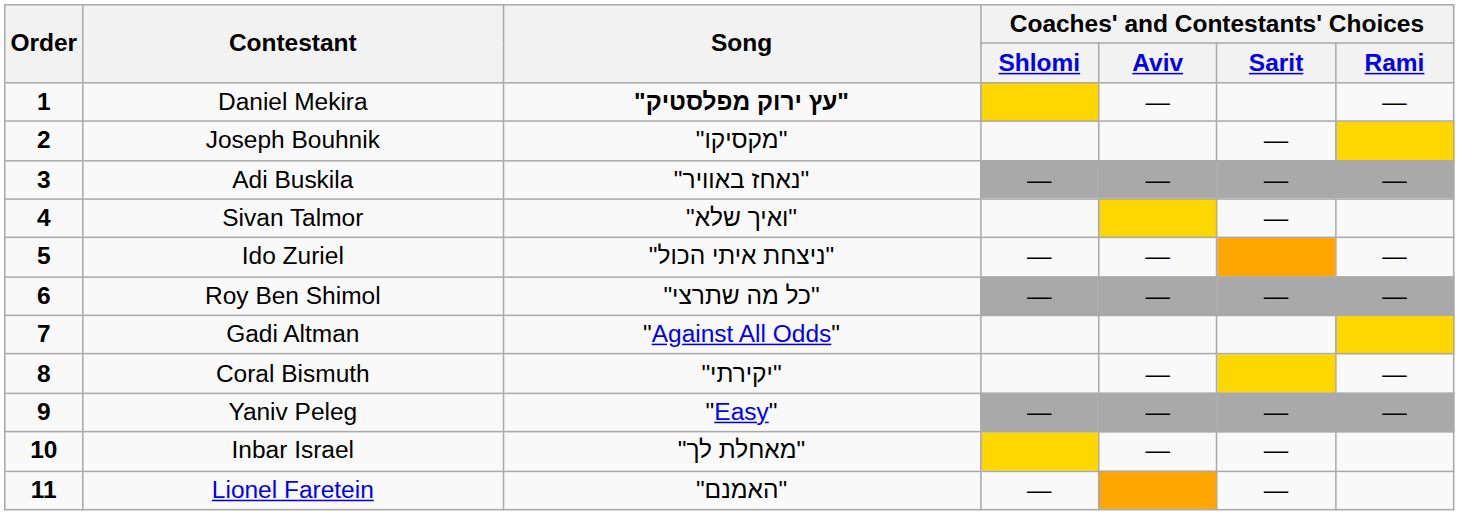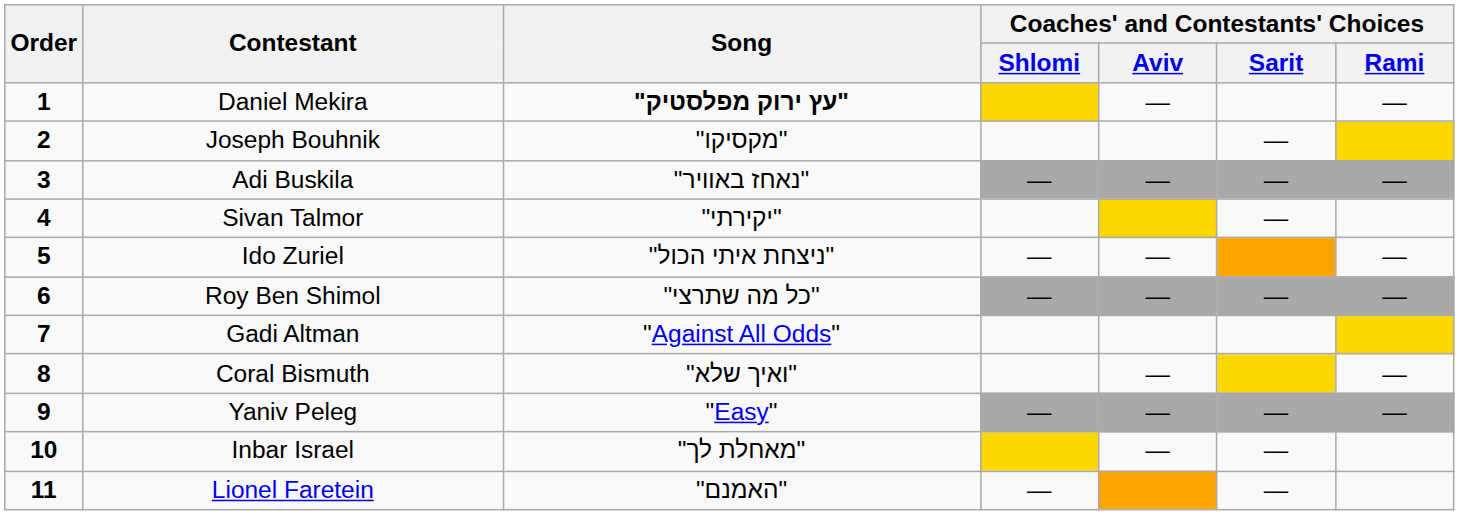(742, 218) "ואיך שלא" -> (742, 218) "יקירתי"
(742, 373) "יקירתי" -> (742, 373) "ואיך שלא"
